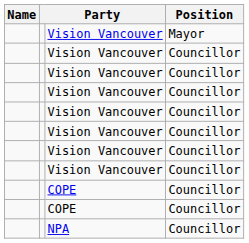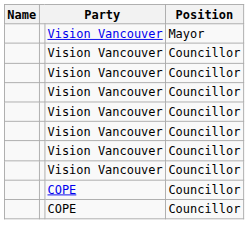- row: (58, 229)
